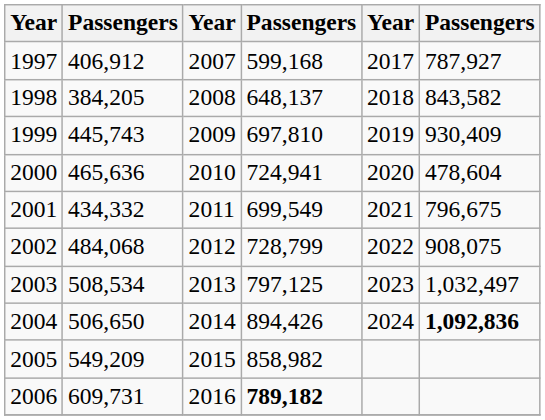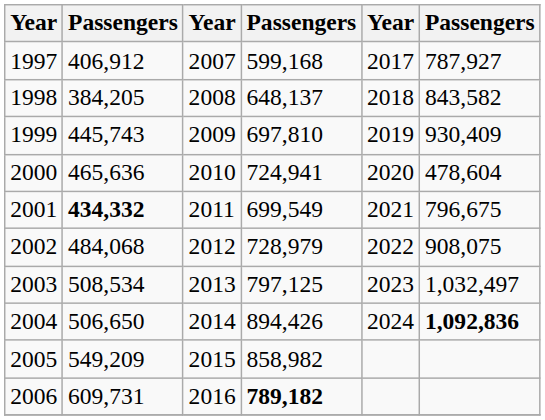(106, 209) normal -> (106, 209) bold
(285, 246) 728,799 -> (285, 246) 728,979
